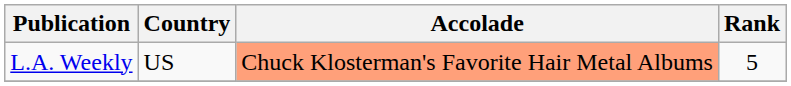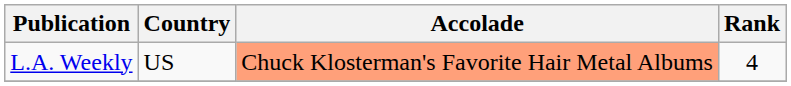(752, 61) 5 -> (752, 61) 4
